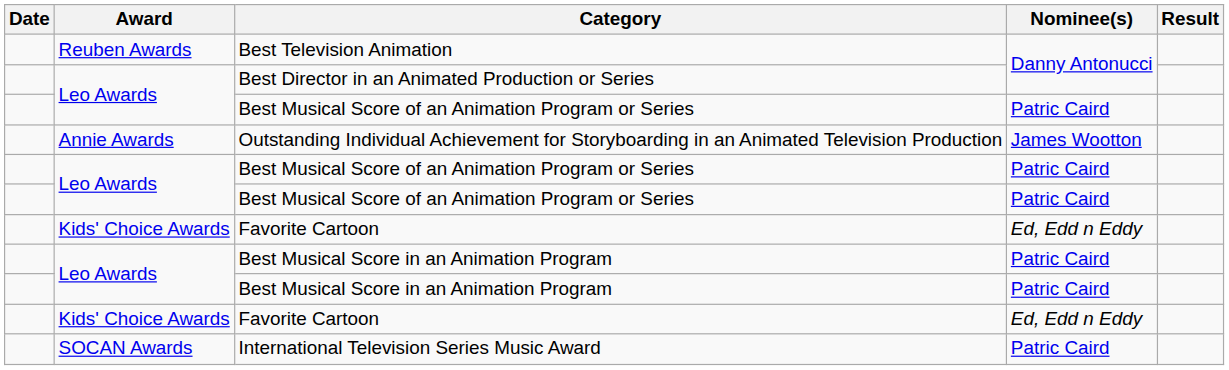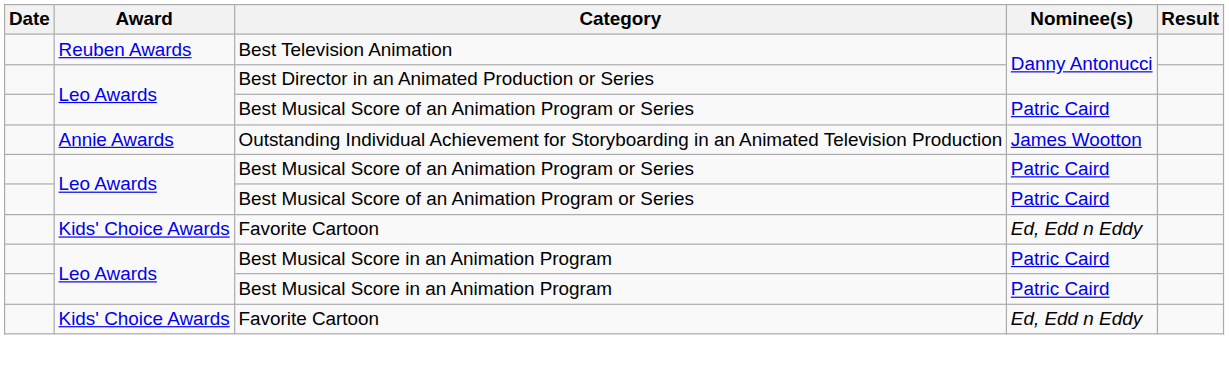- row: (126, 348)
